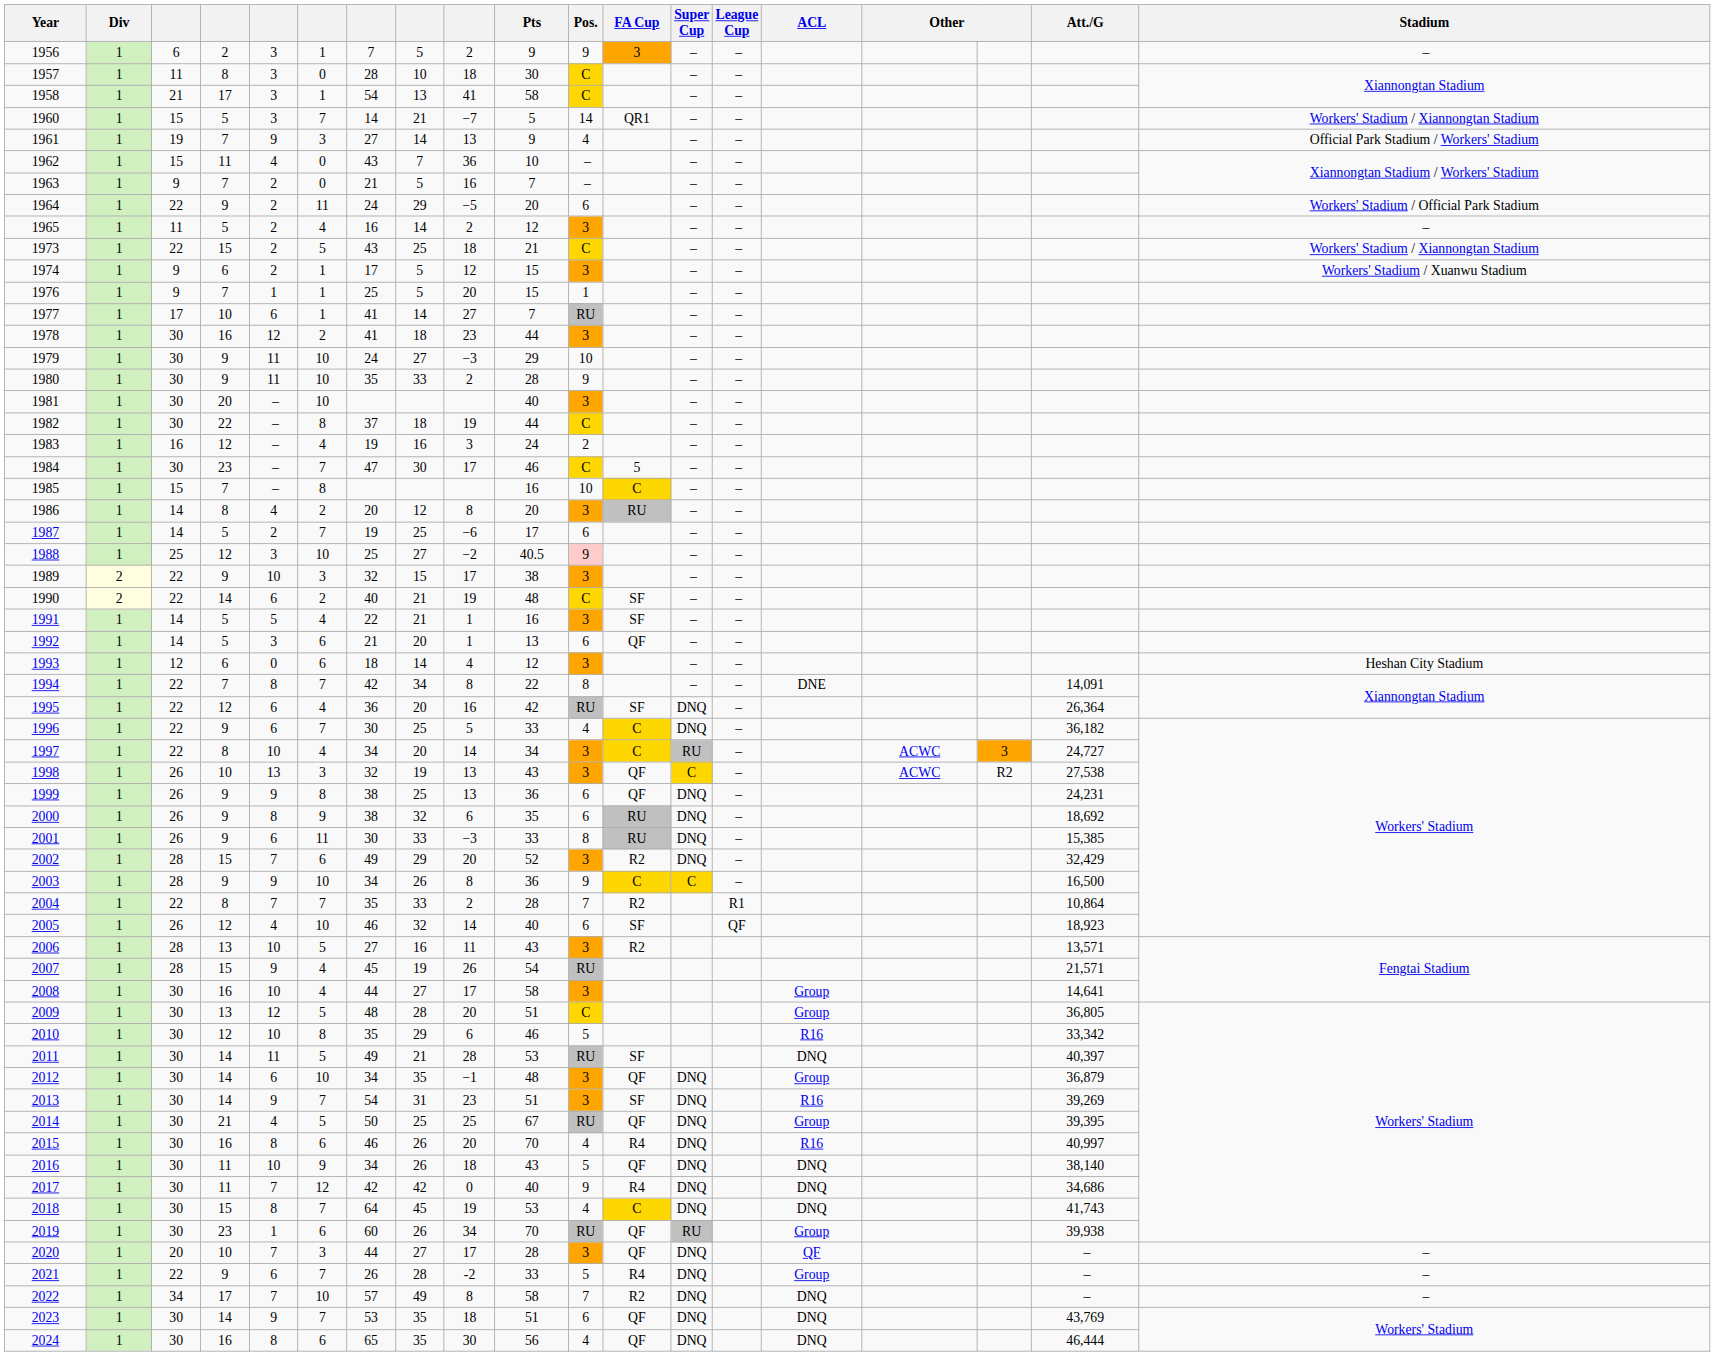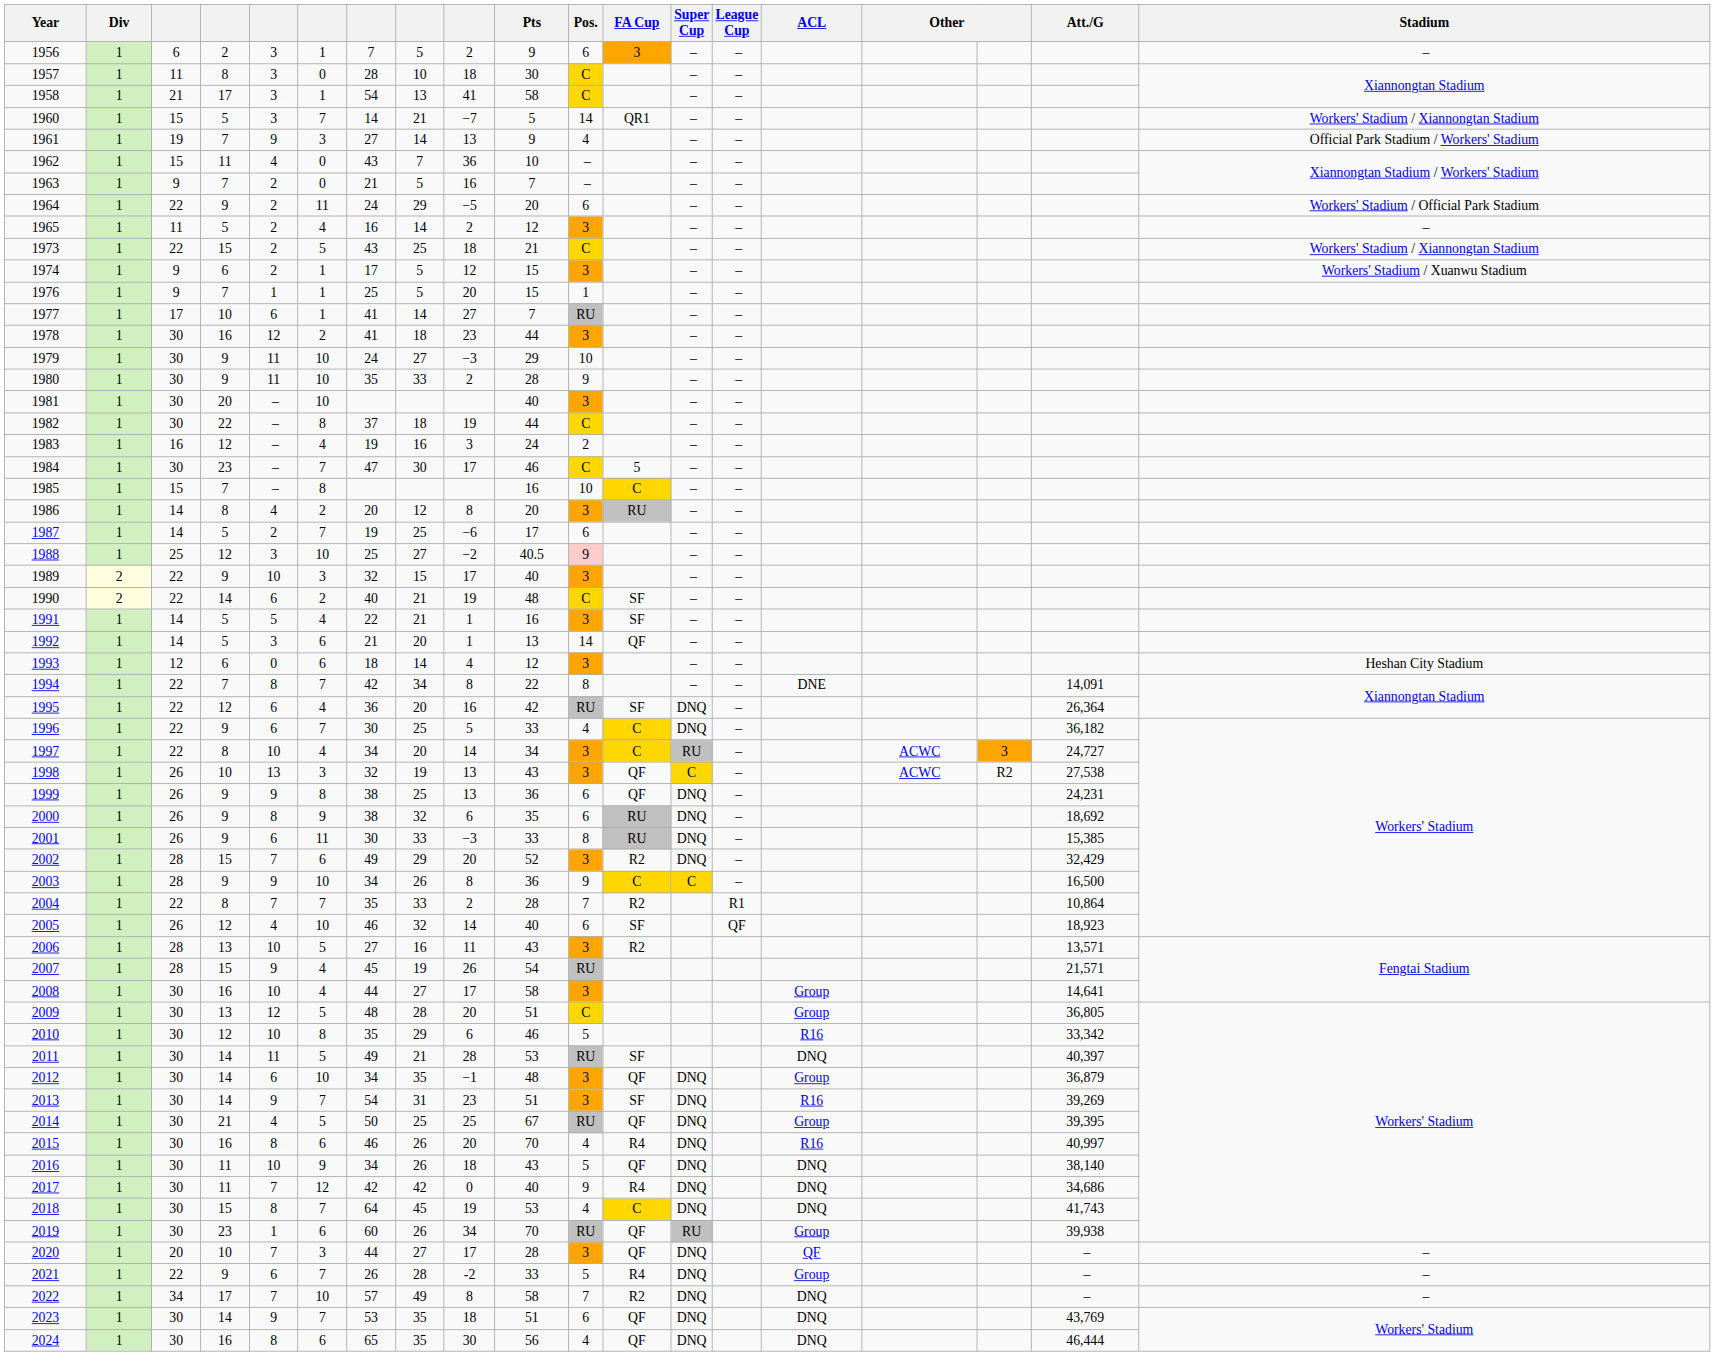(586, 52) 9 -> (586, 52) 6
(532, 576) 38 -> (532, 576) 40
(586, 641) 6 -> (586, 641) 14
